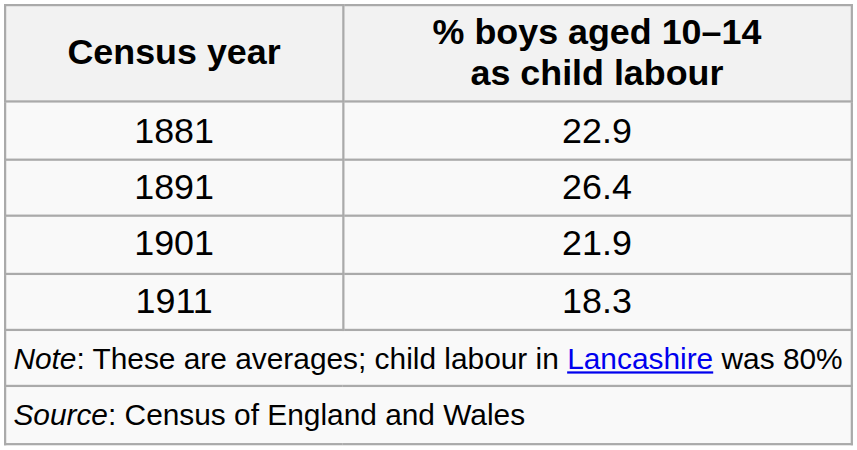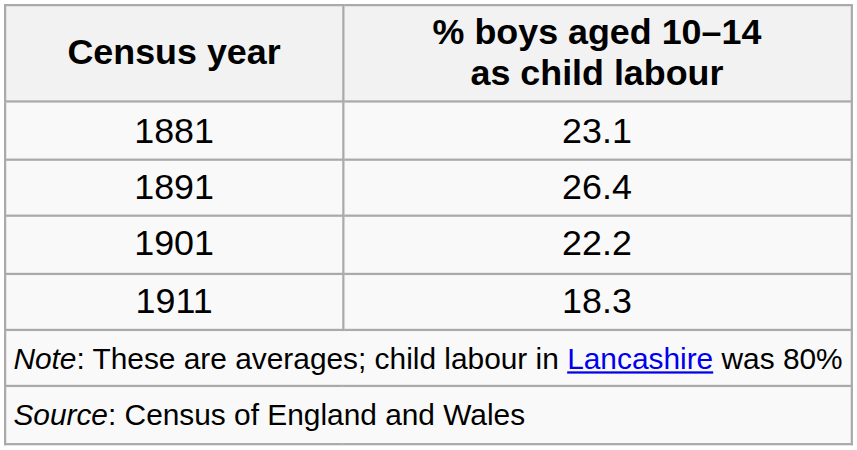(597, 130) 22.9 -> (597, 130) 23.1
(597, 243) 21.9 -> (597, 243) 22.2
